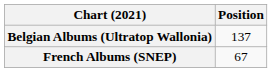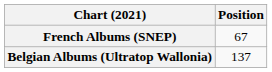rows swapped: (110, 36) <-> (110, 57)
